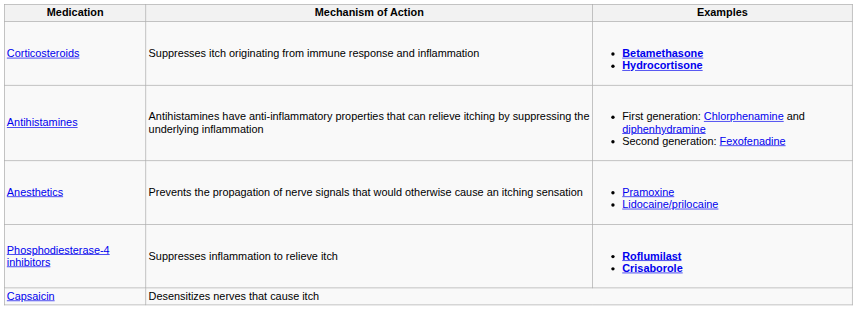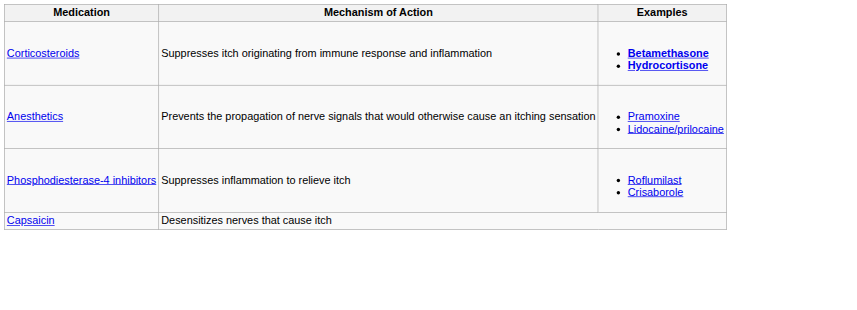- row: (42, 123)
(722, 262) bold -> (662, 186) normal
